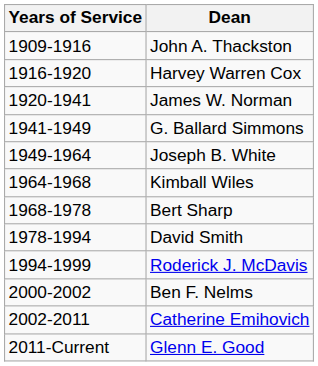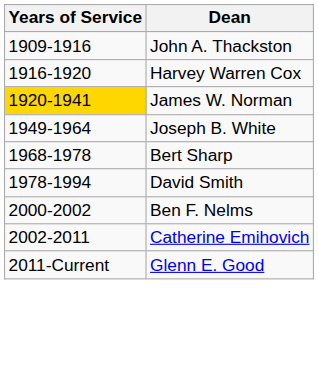(50, 100) no background -> (50, 100) gold background
- row: (227, 127)
- row: (202, 182)
- row: (229, 264)
